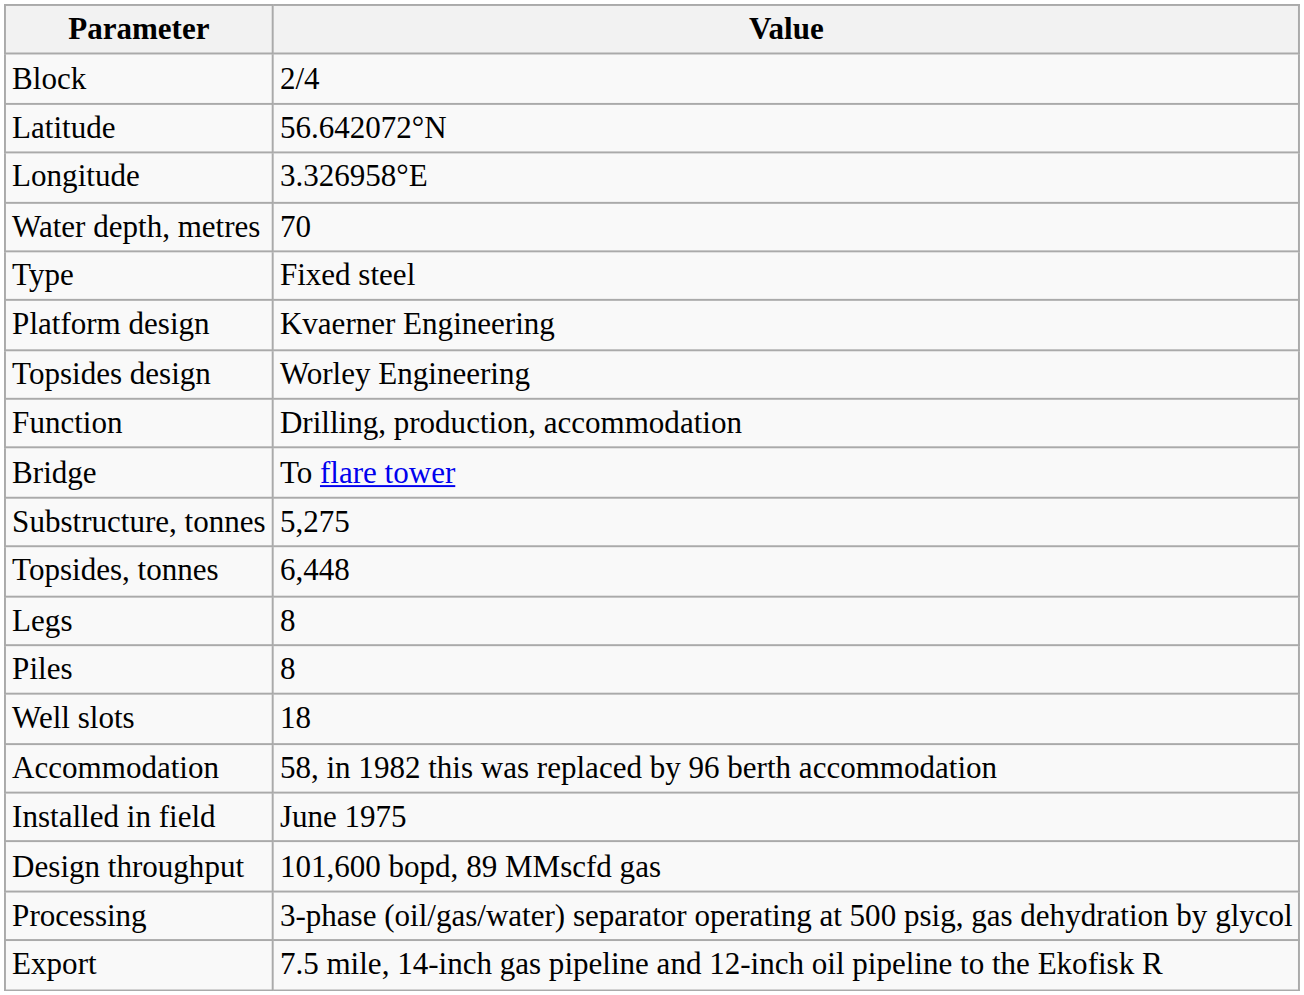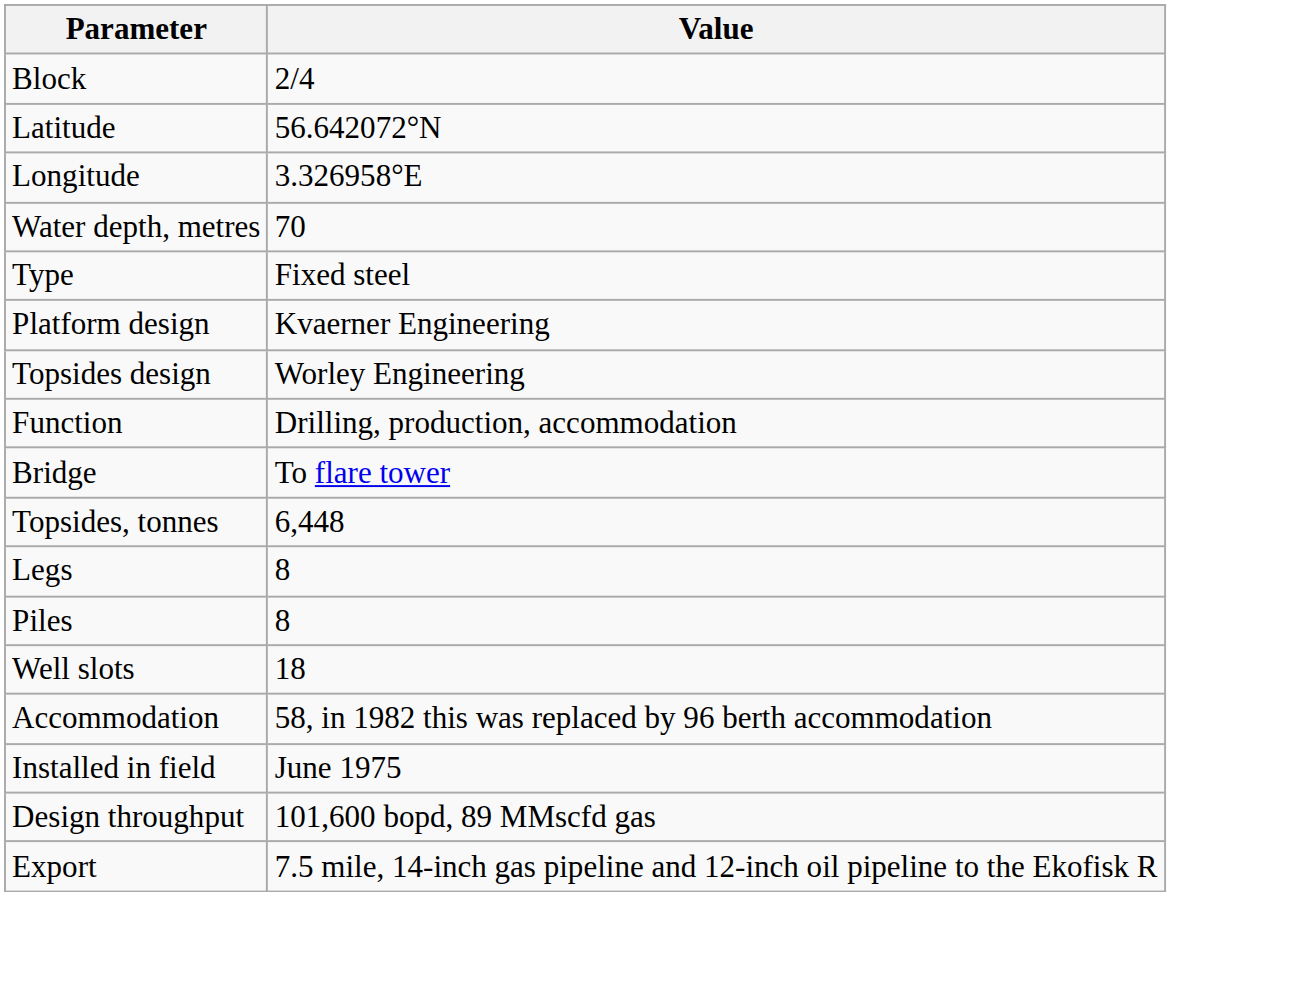- row: (139, 521)
- row: (79, 915)
